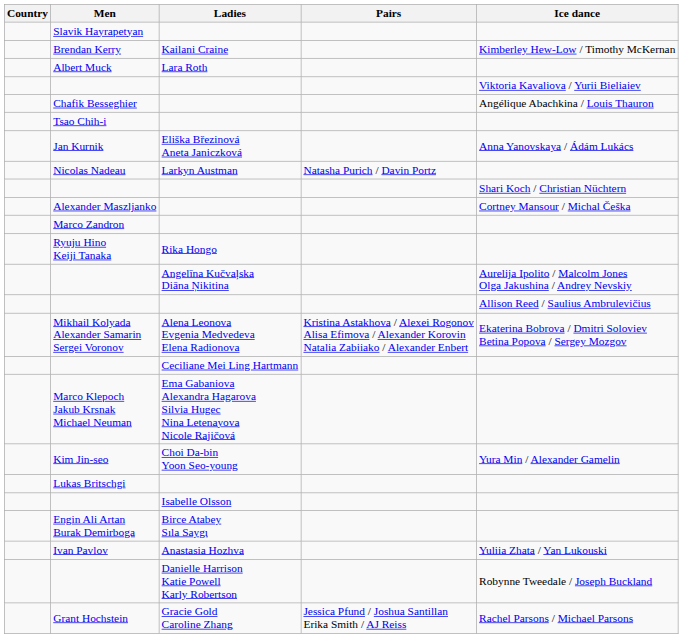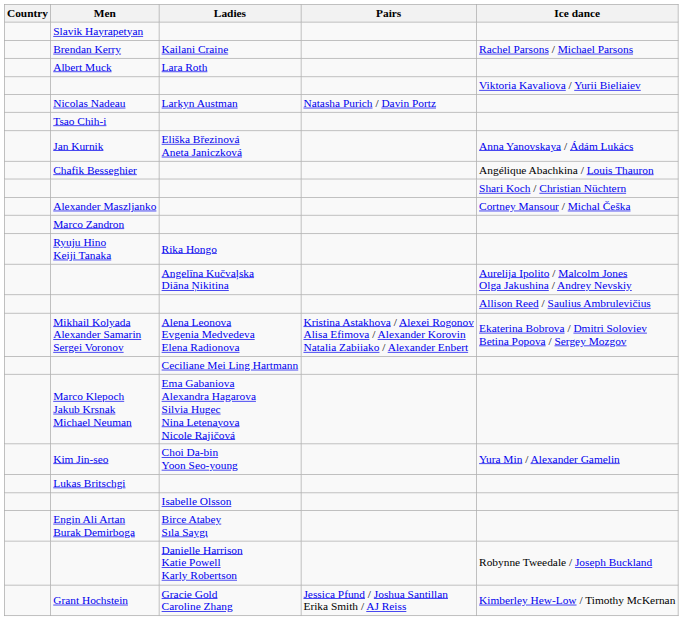(577, 49) Kimberley Hew-Low / Timothy McKernan -> (556, 49) Rachel Parsons / Michael Parsons
rows swapped: (89, 170) <-> (95, 103)
- row: (81, 550)
(556, 618) Rachel Parsons / Michael Parsons -> (577, 600) Kimberley Hew-Low / Timothy McKernan
